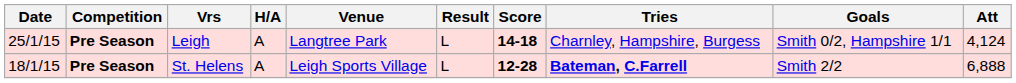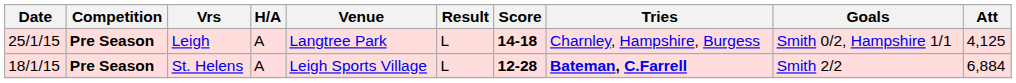(986, 41) 4,124 -> (986, 41) 4,125
(986, 65) 6,888 -> (986, 65) 6,884
